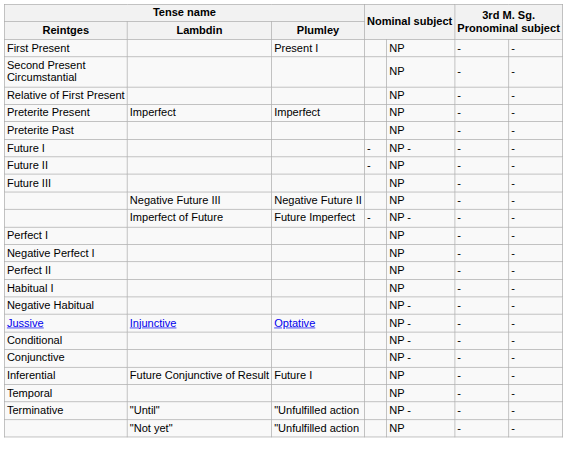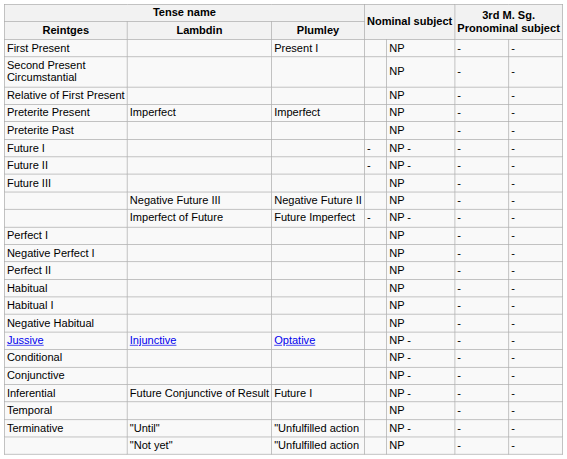(397, 165) NP -> (400, 165) NP -
+ row: (27, 288)
(400, 305) NP - -> (397, 323) NP
(397, 375) NP -> (400, 393) NP -
